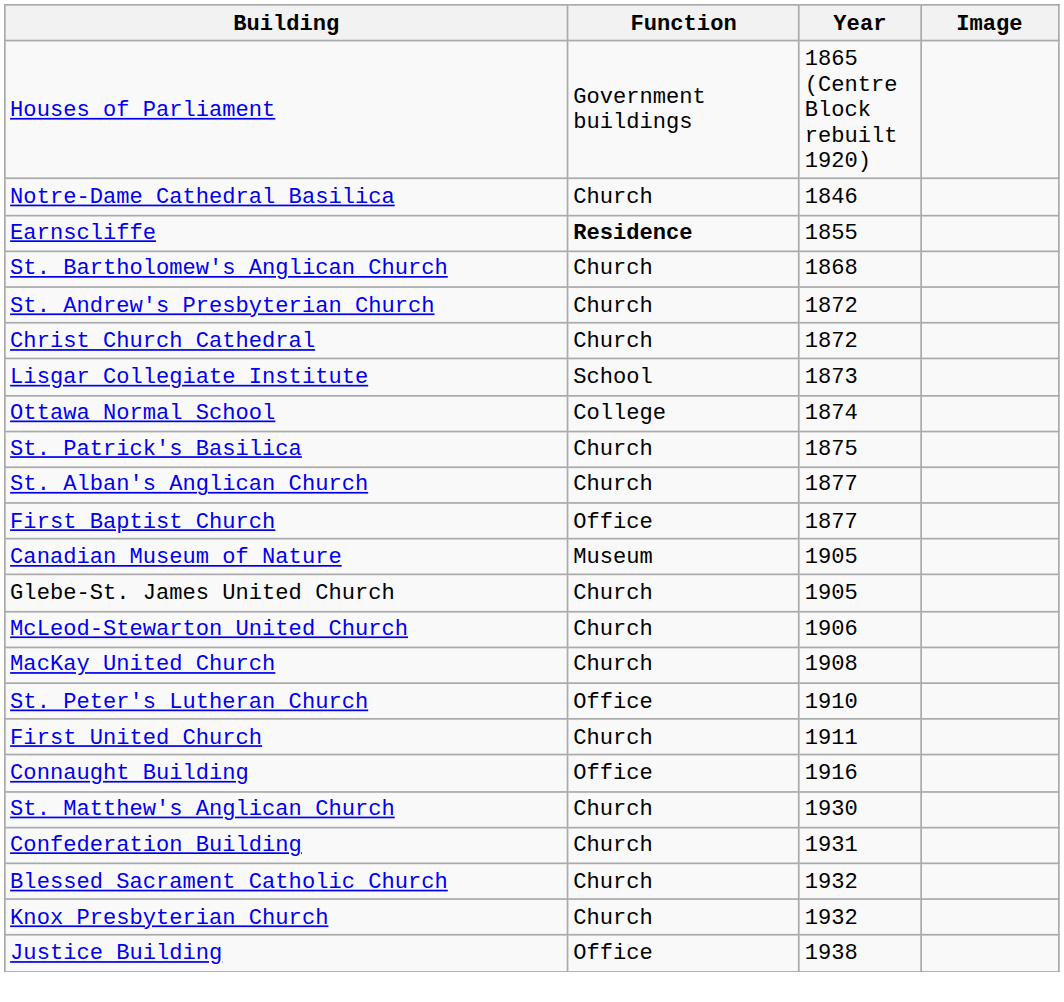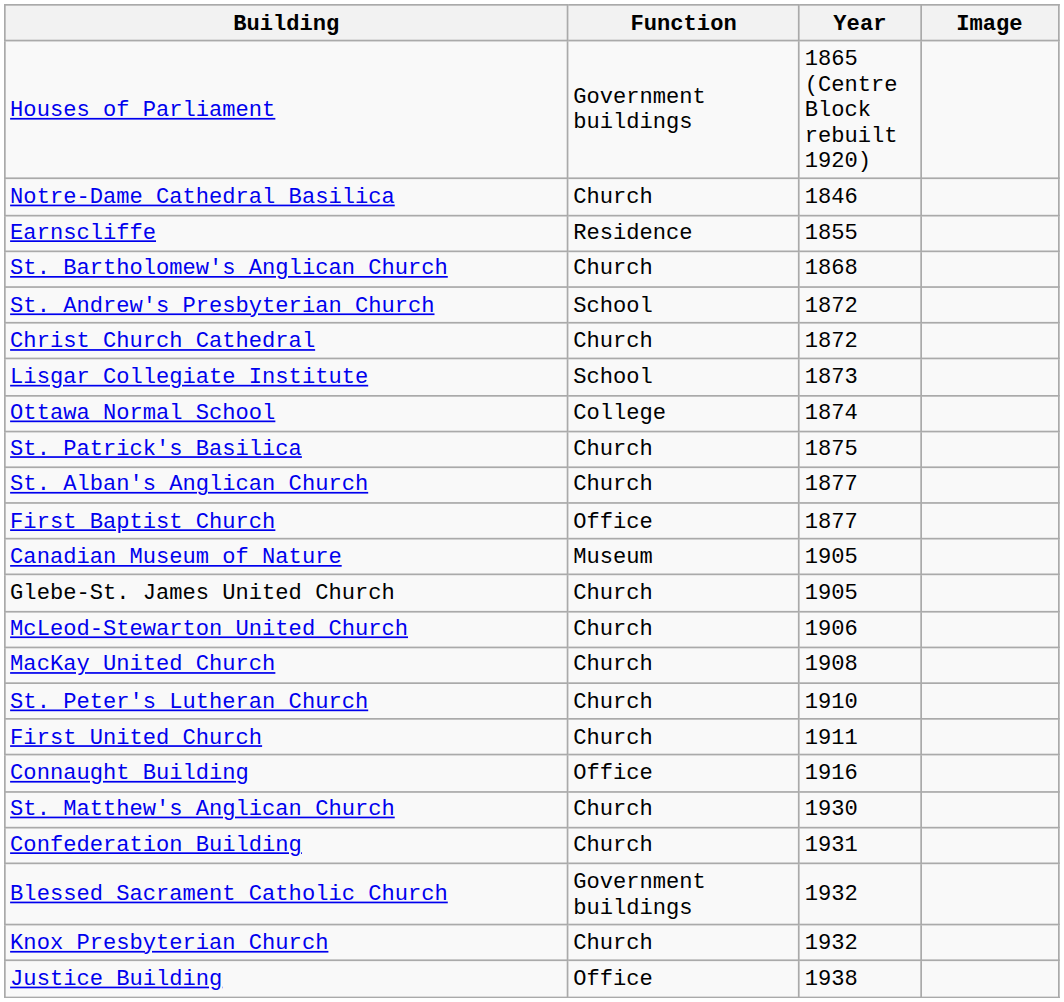(633, 233) bold -> (633, 233) normal
(613, 305) Church -> (613, 305) School
(613, 701) Office -> (613, 701) Church
(613, 881) Church -> (639, 894) Government buildings
